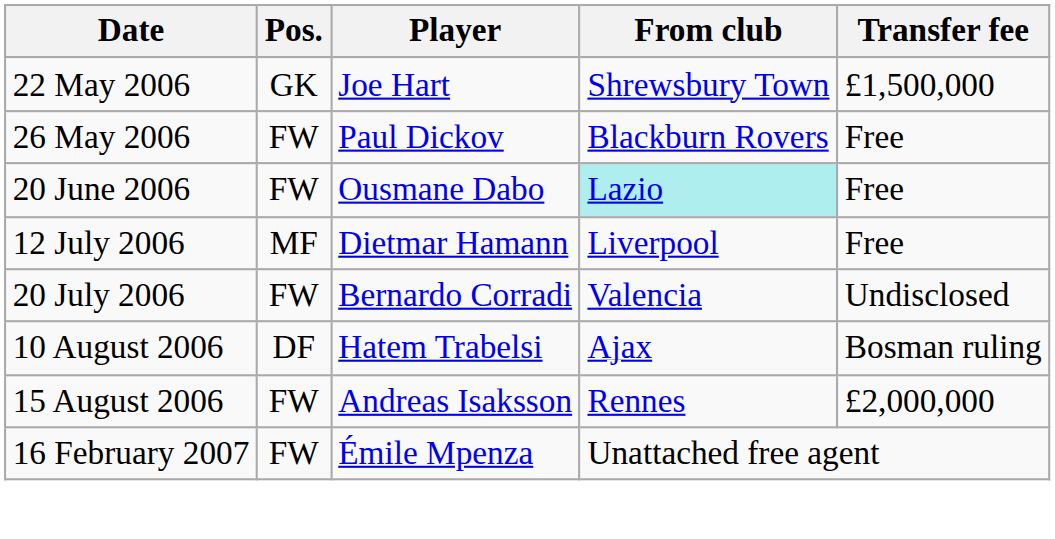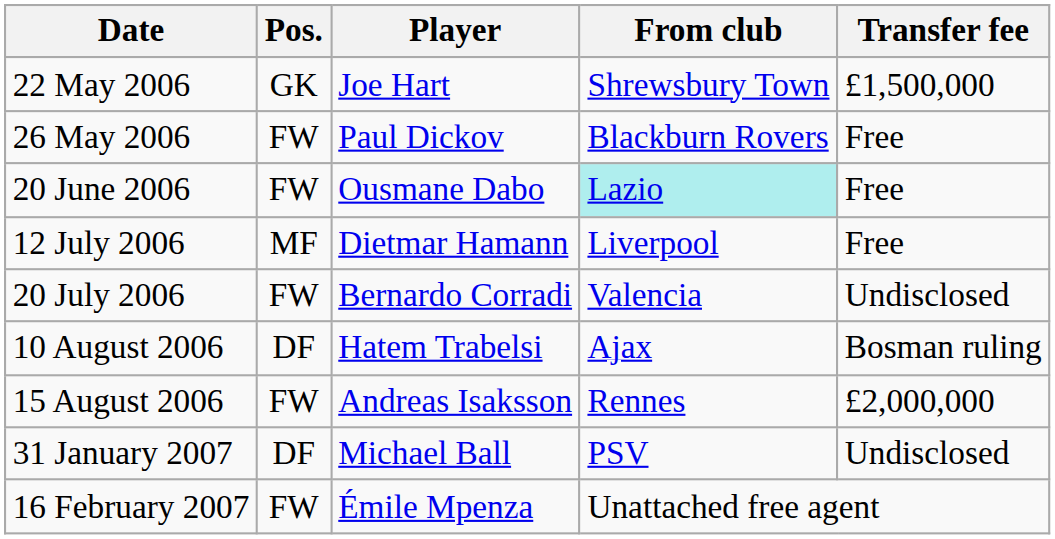+ row: (123, 453)
